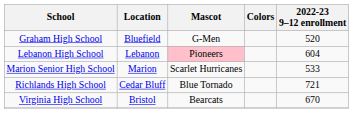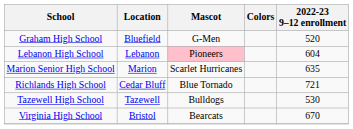(313, 69) 533 -> (313, 69) 635
+ row: (61, 100)
